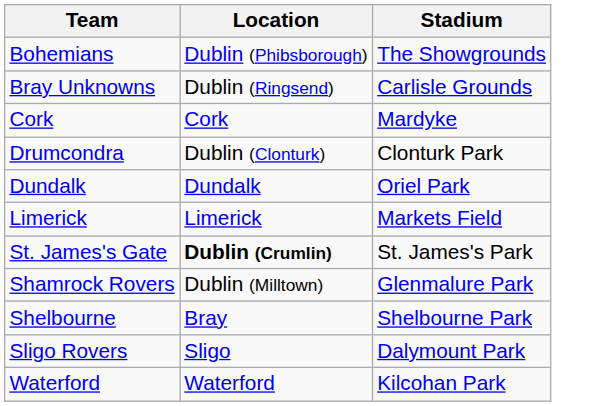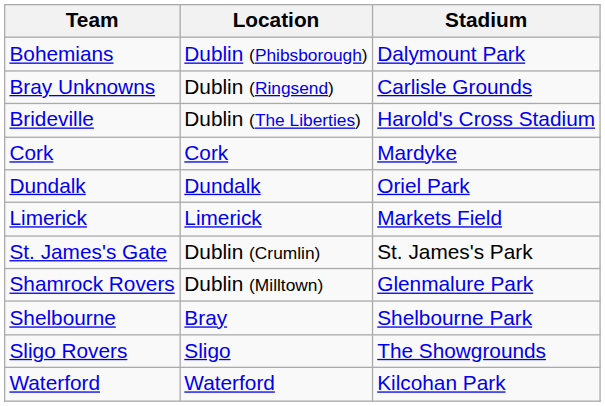(462, 53) The Showgrounds -> (451, 53) Dalymount Park
+ row: (52, 119)
- row: (67, 152)
(258, 251) bold -> (252, 251) normal
(451, 350) Dalymount Park -> (462, 350) The Showgrounds
